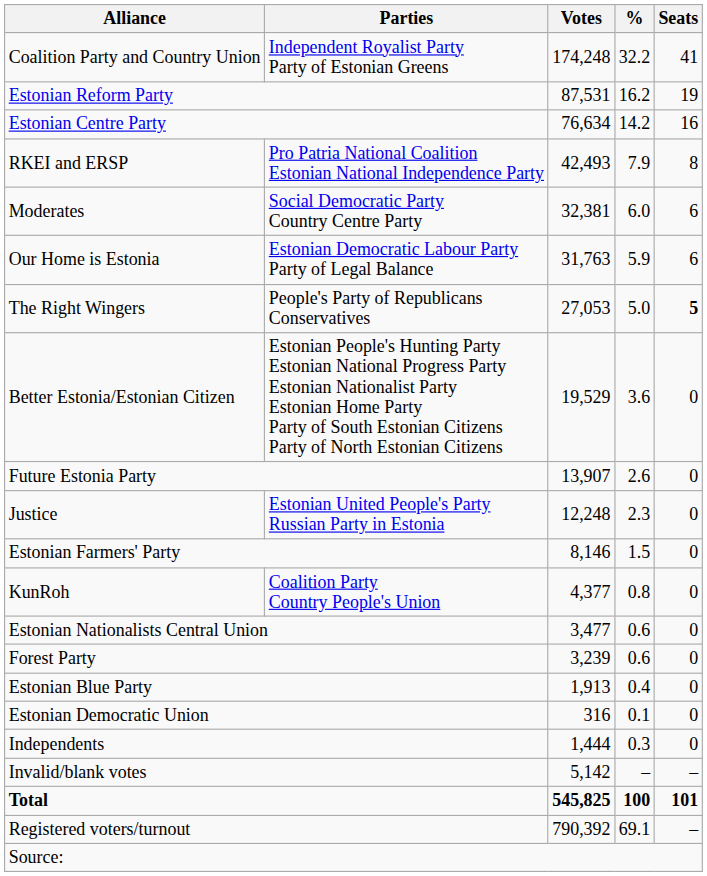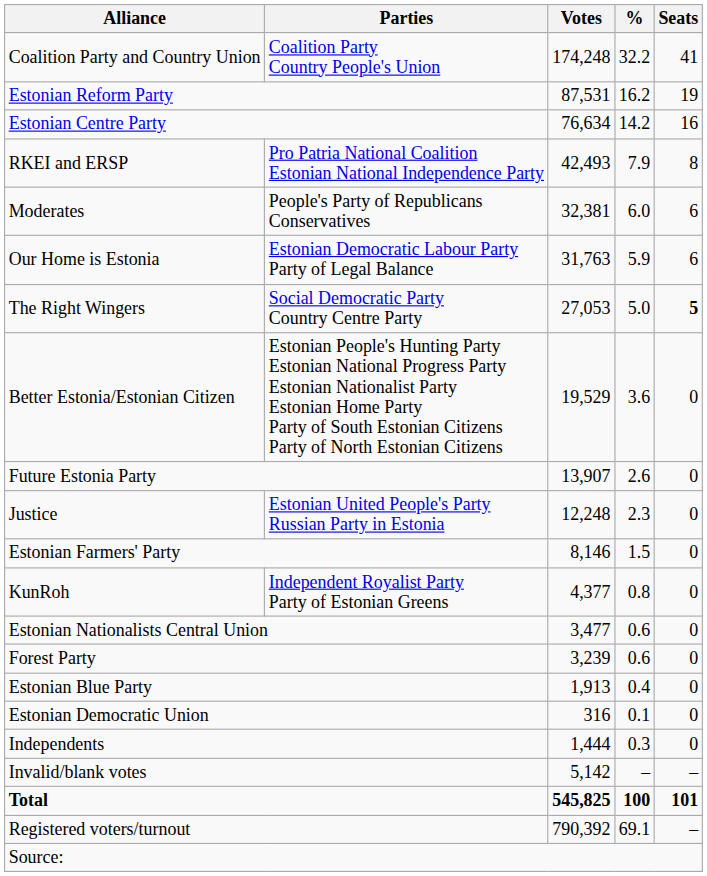(366, 57) Independent Royalist Party Party of Estonian Greens -> (355, 57) Coalition Party Country People's Union
(356, 211) Social Democratic Party Country Centre Party -> (376, 211) People's Party of Republicans Conservatives
(376, 308) People's Party of Republicans Conservatives -> (356, 308) Social Democratic Party Country Centre Party
(355, 591) Coalition Party Country People's Union -> (366, 591) Independent Royalist Party Party of Estonian Greens
